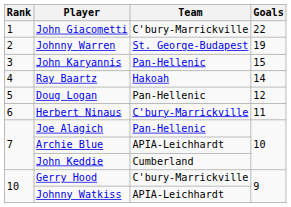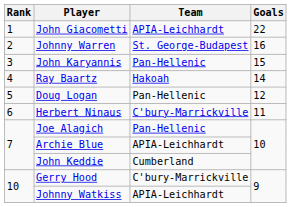(190, 29) C'bury-Marrickville -> (178, 29) APIA-Leichhardt
(259, 46) 19 -> (259, 46) 16
